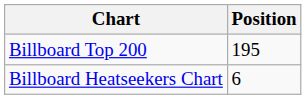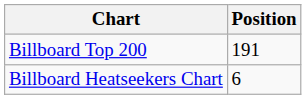(246, 49) 195 -> (246, 49) 191
